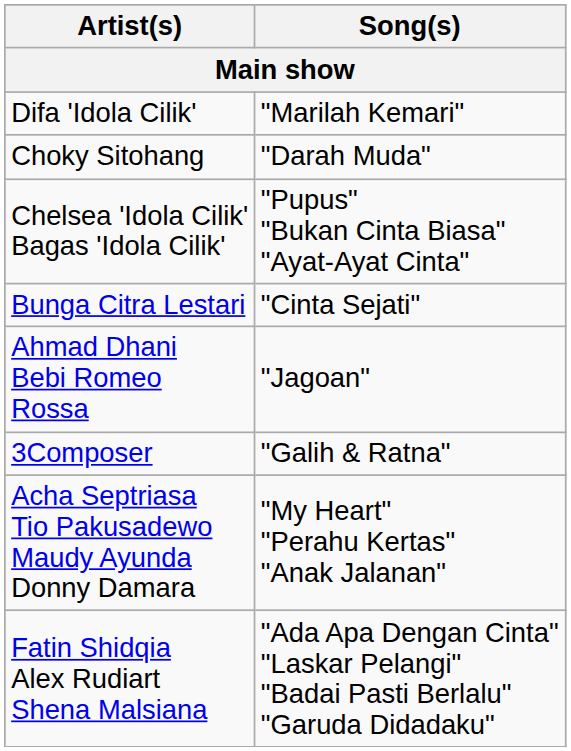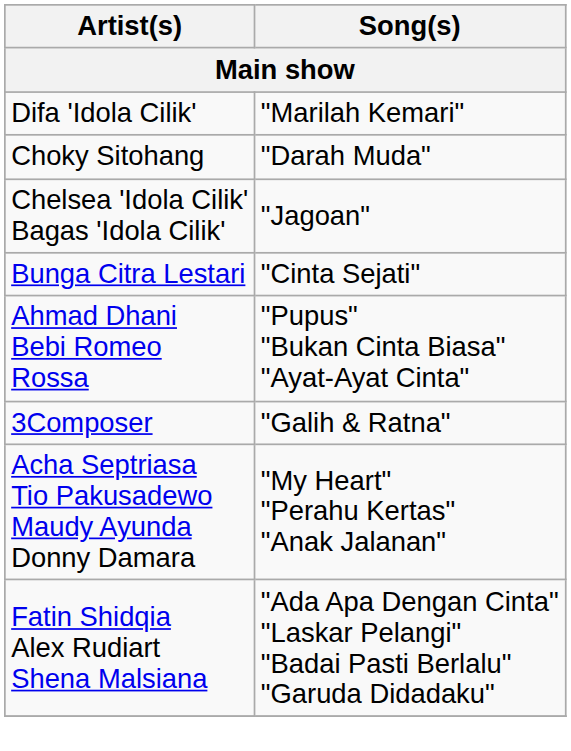(383, 230) "Pupus" "Bukan Cinta Biasa" "Ayat-Ayat Cinta" -> (315, 215) "Jagoan"
(315, 378) "Jagoan" -> (383, 348) "Pupus" "Bukan Cinta Biasa" "Ayat-Ayat Cinta"
